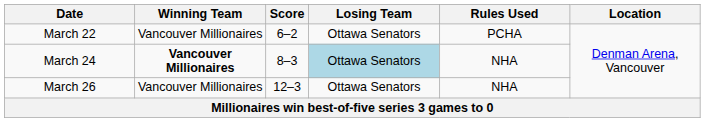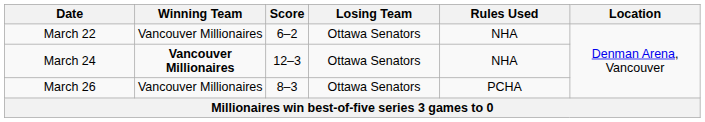(505, 34) PCHA -> (505, 34) NHA
(287, 61) 8–3 -> (287, 61) 12–3
(374, 61) lightblue background -> (374, 61) no background
(287, 87) 12–3 -> (287, 87) 8–3
(505, 87) NHA -> (505, 87) PCHA
